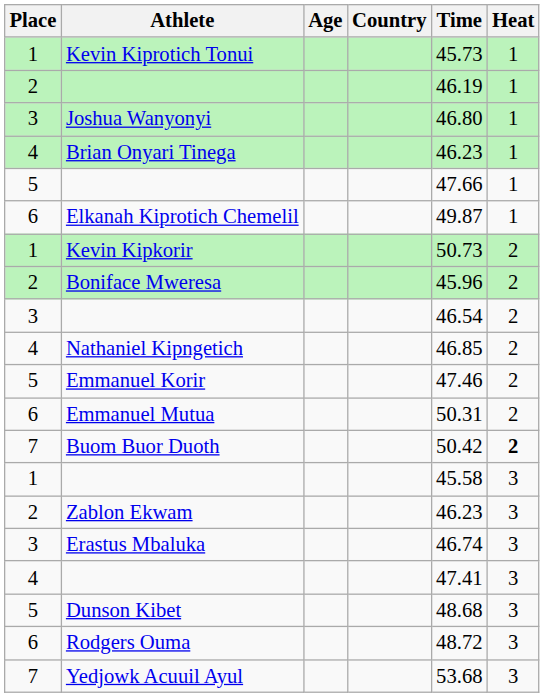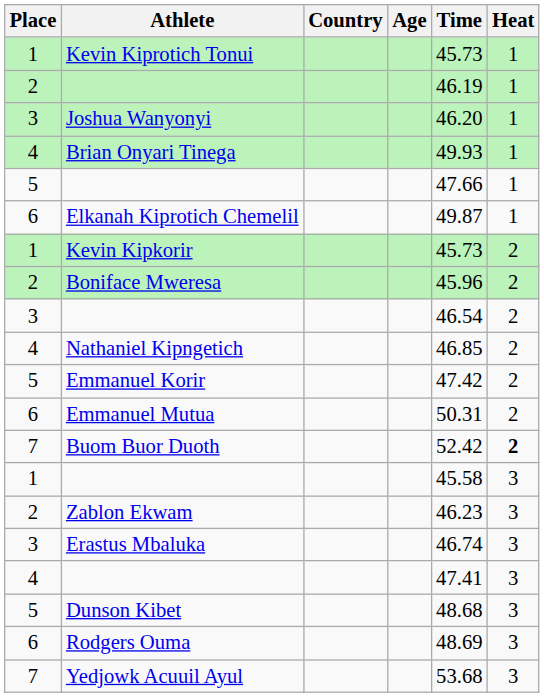columns swapped: (325, 20) <-> (389, 20)
(459, 119) 46.80 -> (459, 119) 46.20
(459, 151) 46.23 -> (459, 151) 49.93
(459, 250) 50.73 -> (459, 250) 45.73
(459, 380) 47.46 -> (459, 380) 47.42
(459, 446) 50.42 -> (459, 446) 52.42
(459, 642) 48.72 -> (459, 642) 48.69
